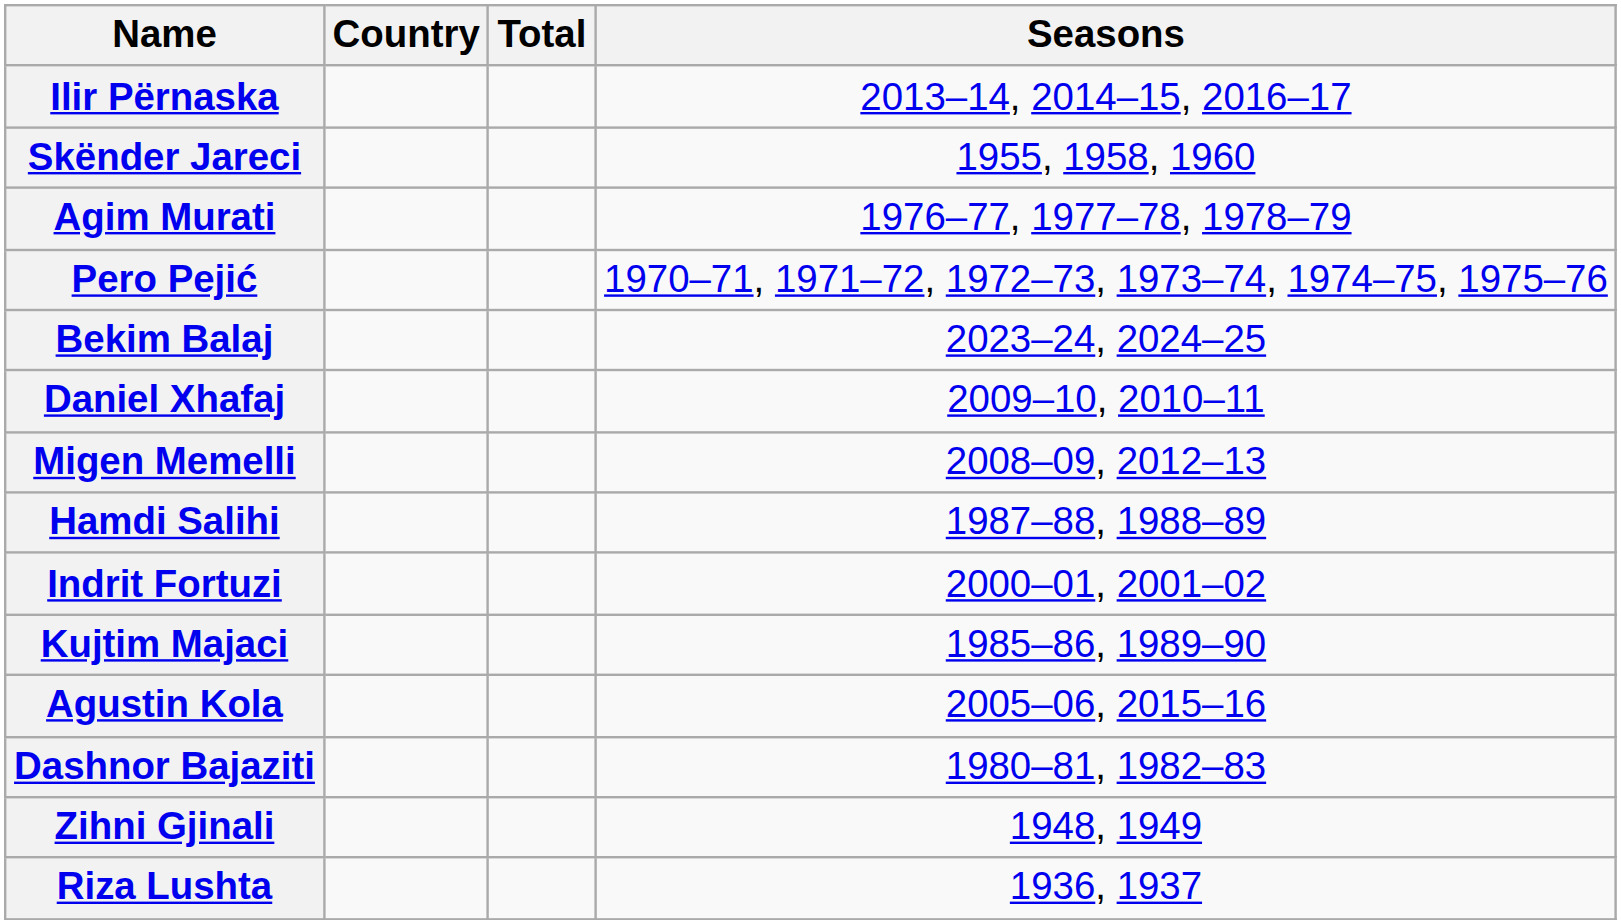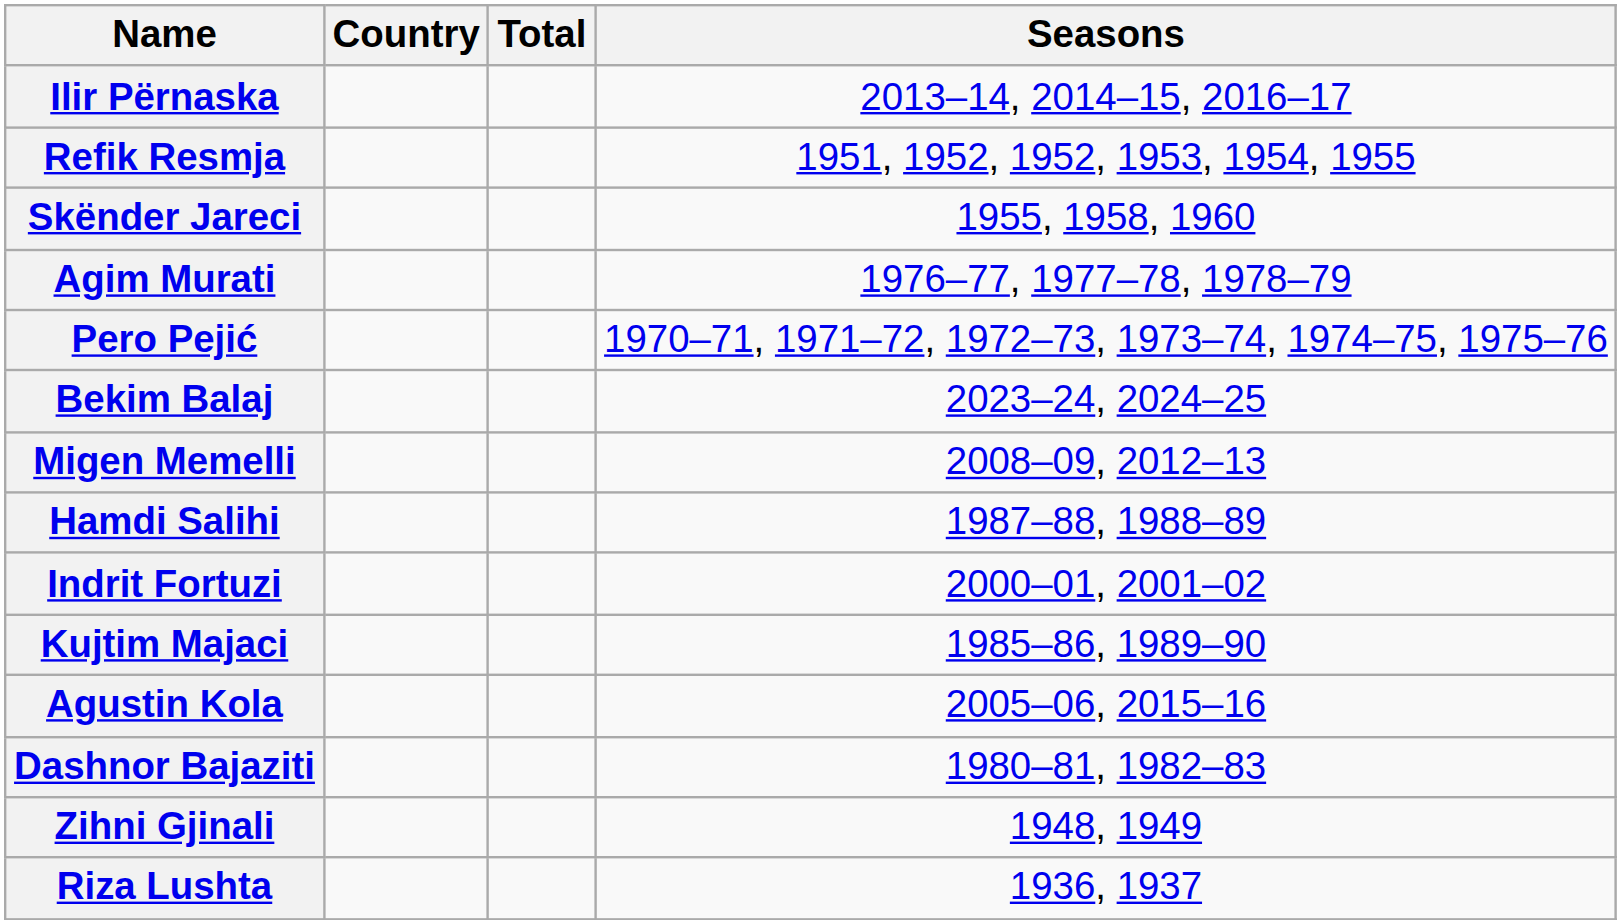+ row: (164, 156)
- row: (164, 400)
